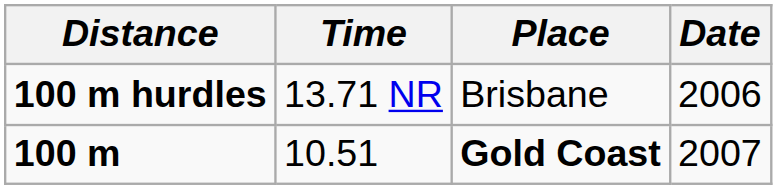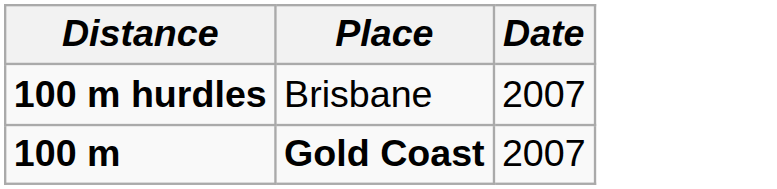- column: (363, 34)
(720, 93) 2006 -> (544, 93) 2007
